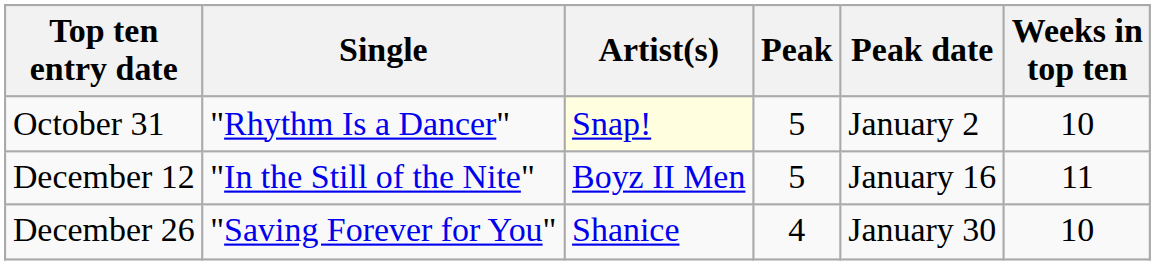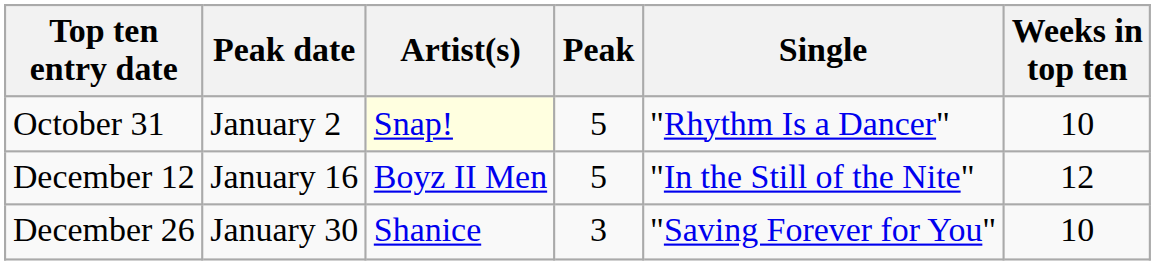columns swapped: (383, 50) <-> (922, 50)
(1077, 177) 11 -> (1077, 177) 12
(797, 230) 4 -> (599, 230) 3
